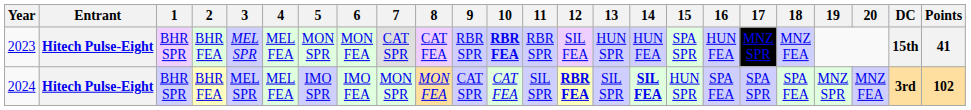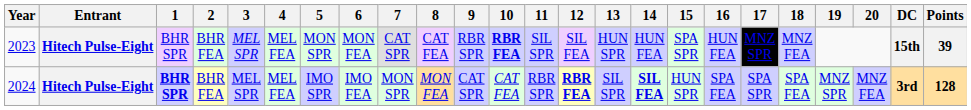(540, 46) RBR SPR -> (542, 46) SIL SPR
(944, 46) 41 -> (945, 46) 39
(174, 85) normal -> (175, 85) bold
(540, 85) SIL SPR -> (542, 85) RBR SPR
(944, 85) 102 -> (945, 85) 128
